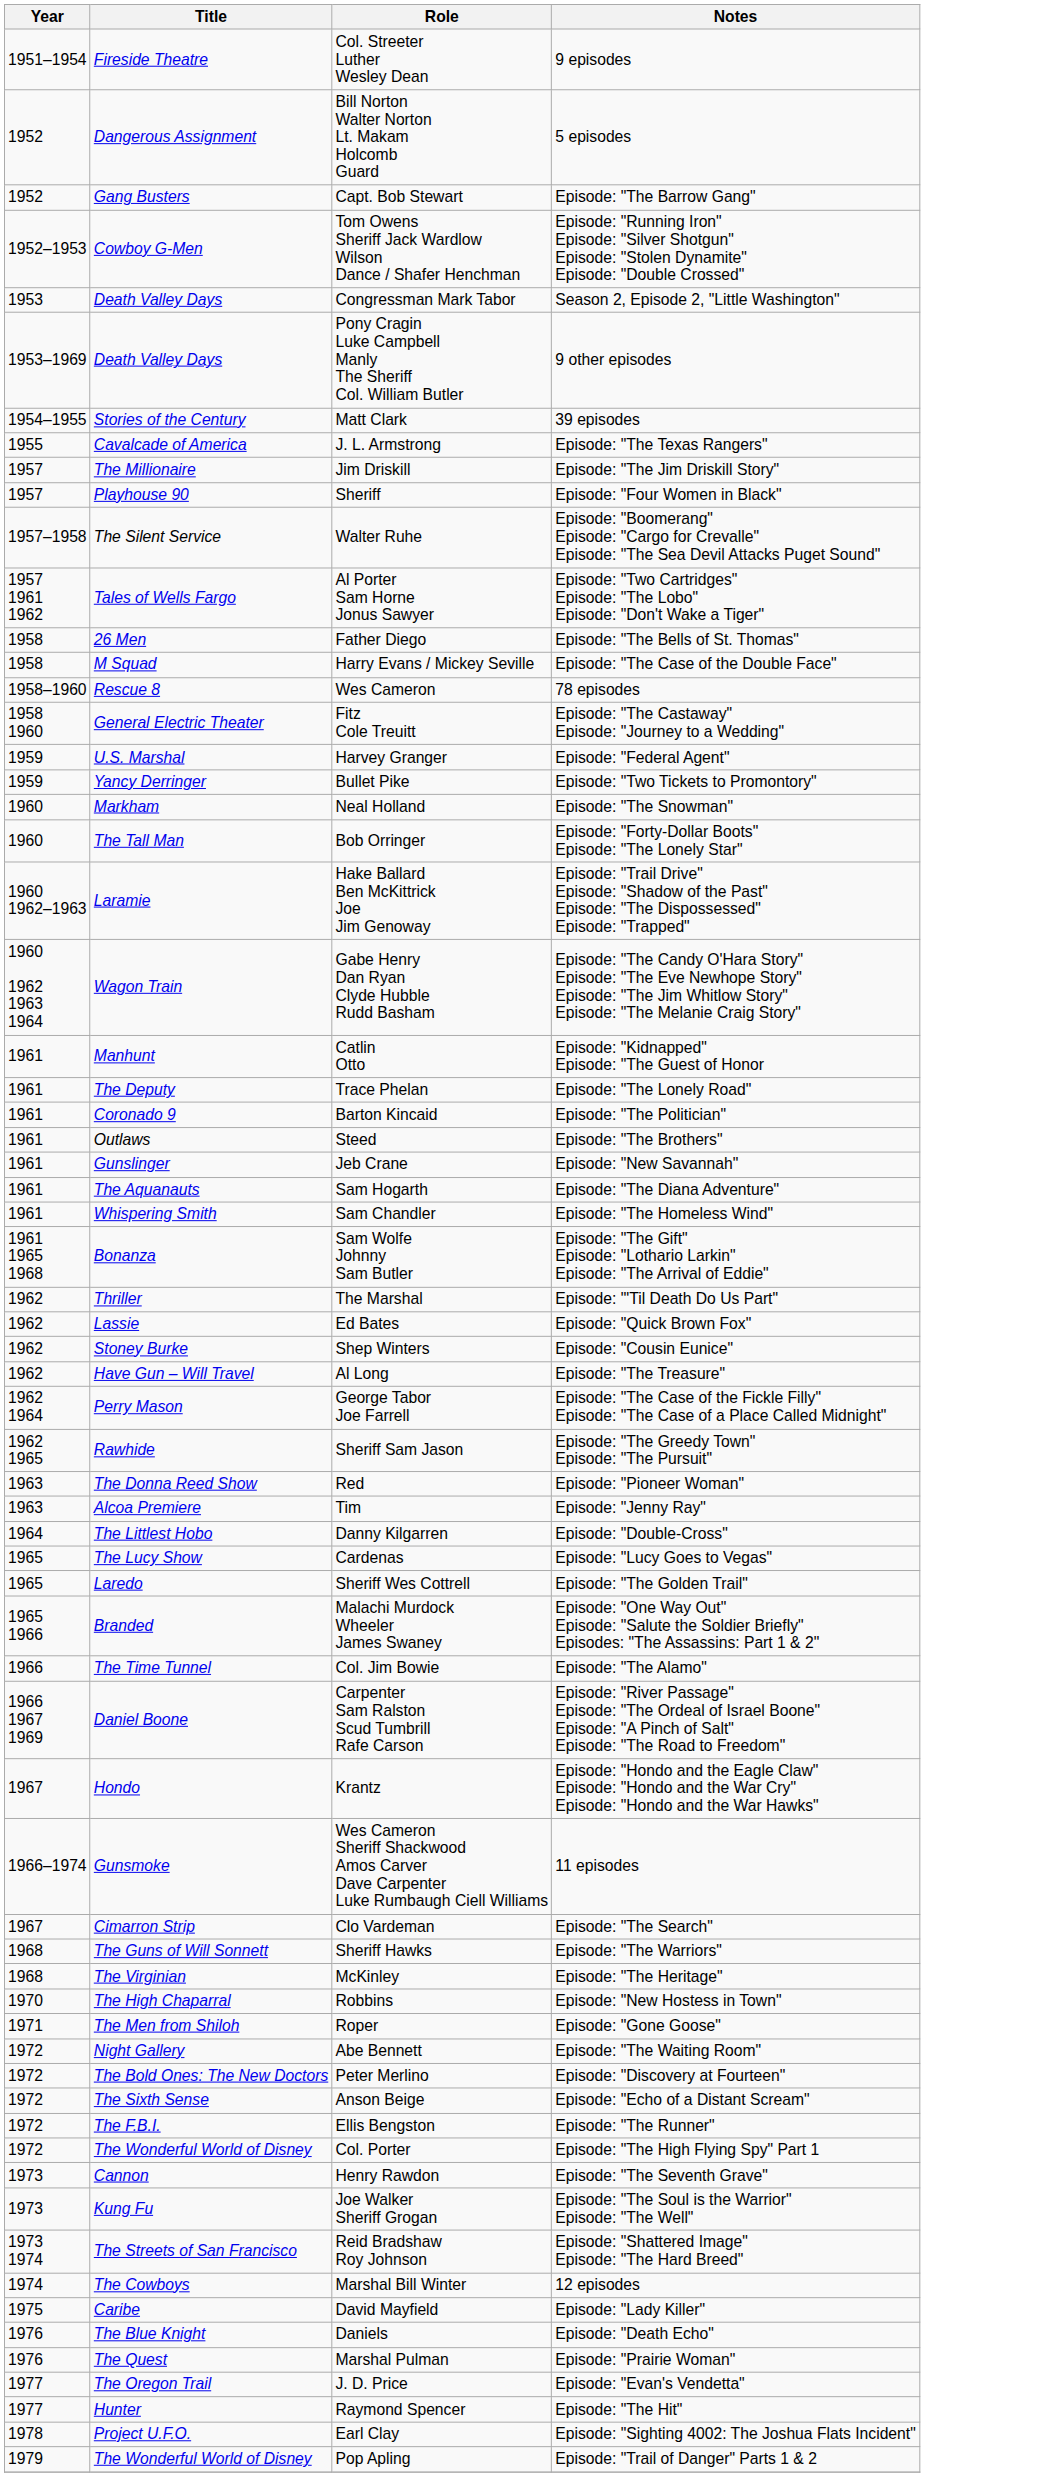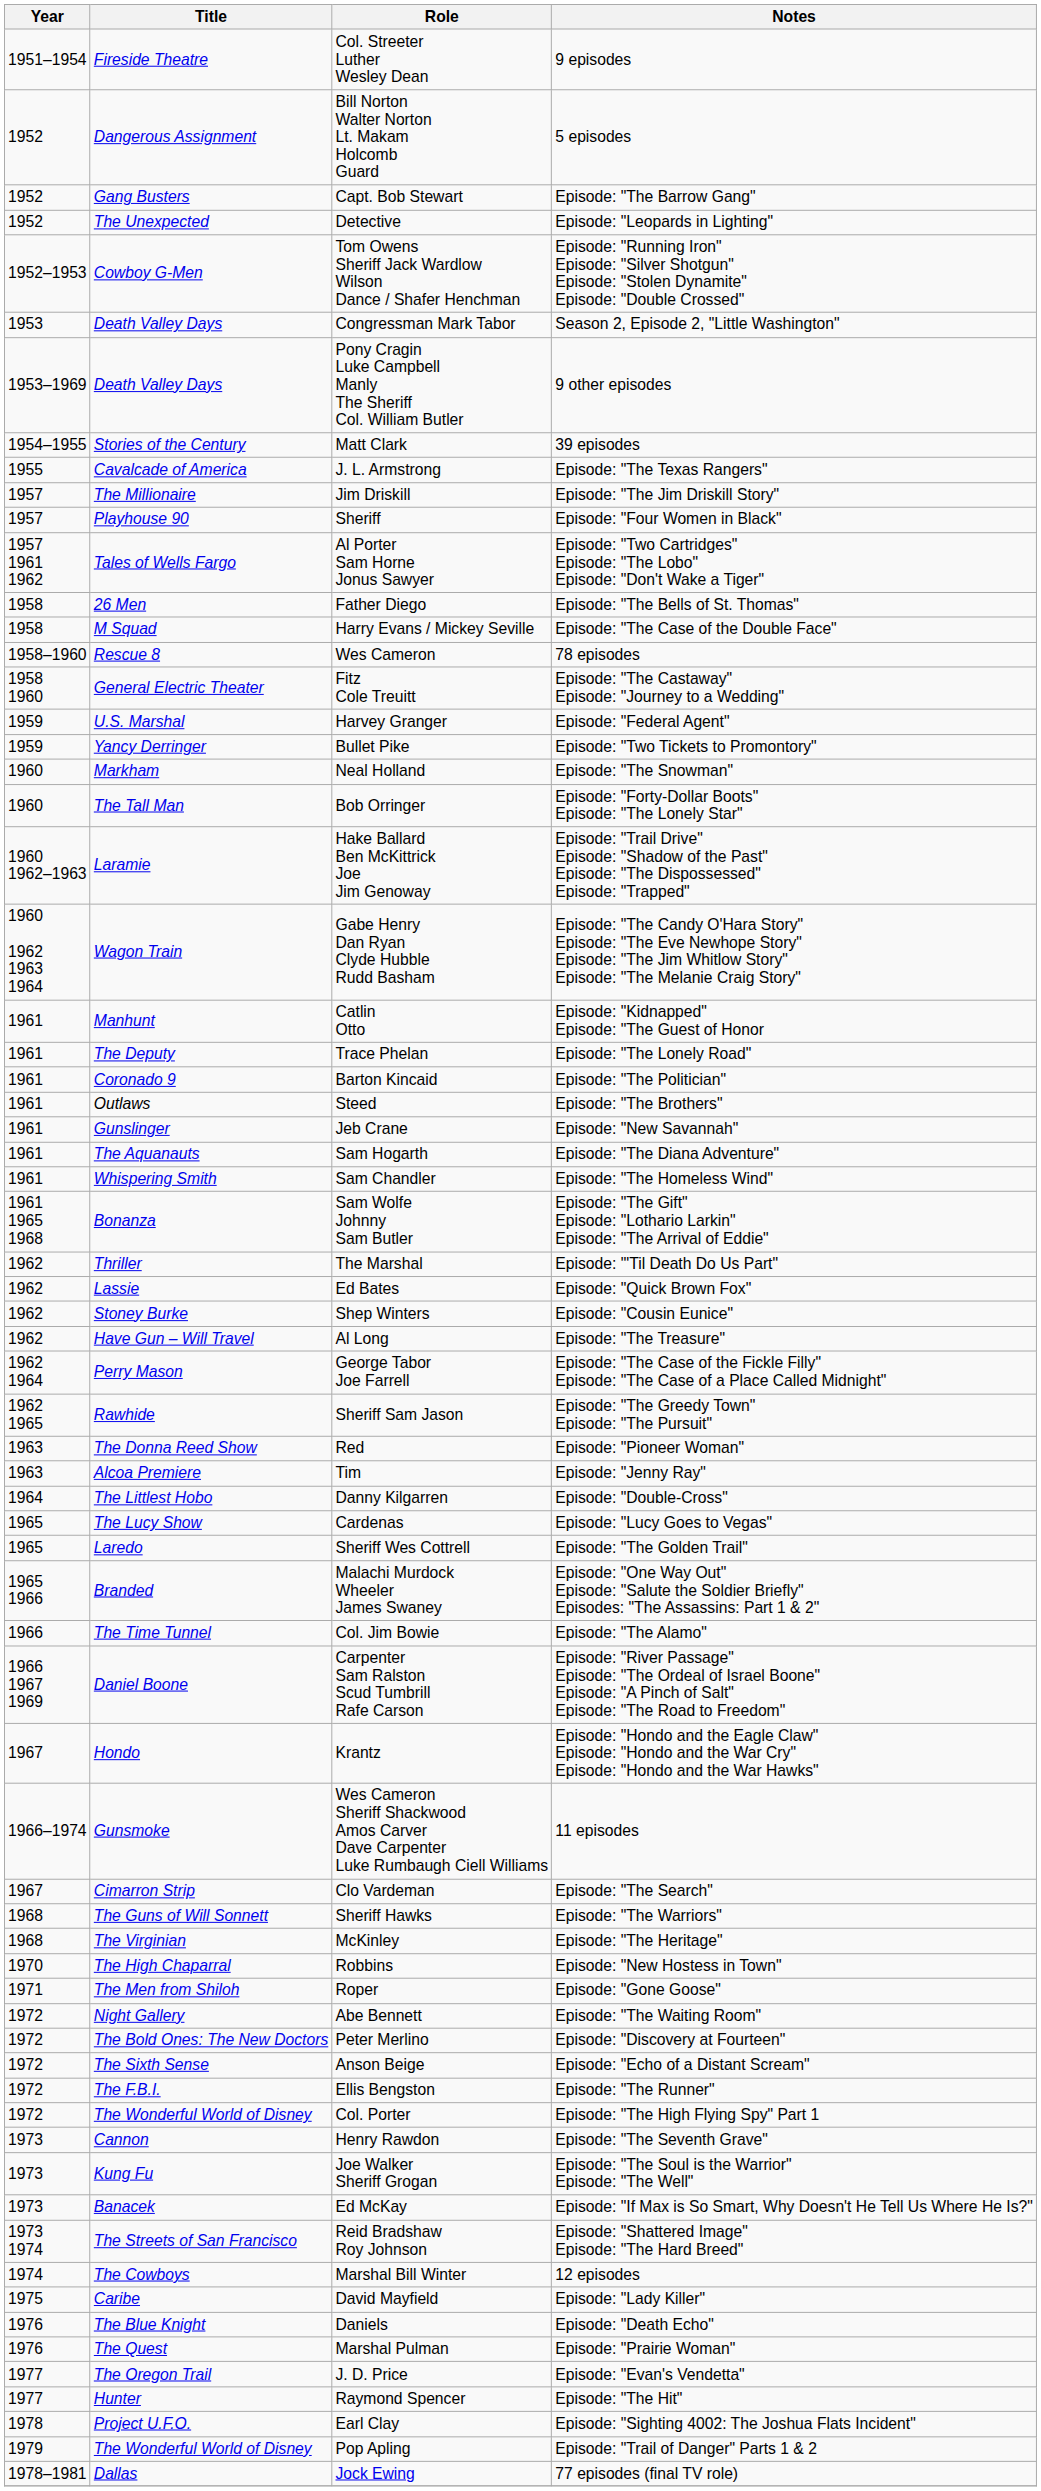+ row: (368, 222)
- row: (379, 537)
+ row: (371, 2207)
+ row: (375, 2473)
